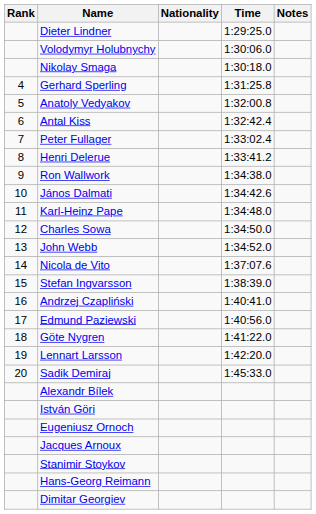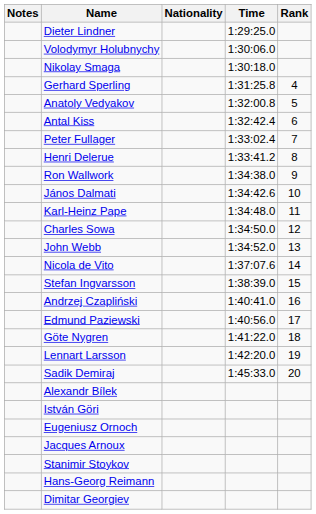columns swapped: (21, 13) <-> (292, 13)
